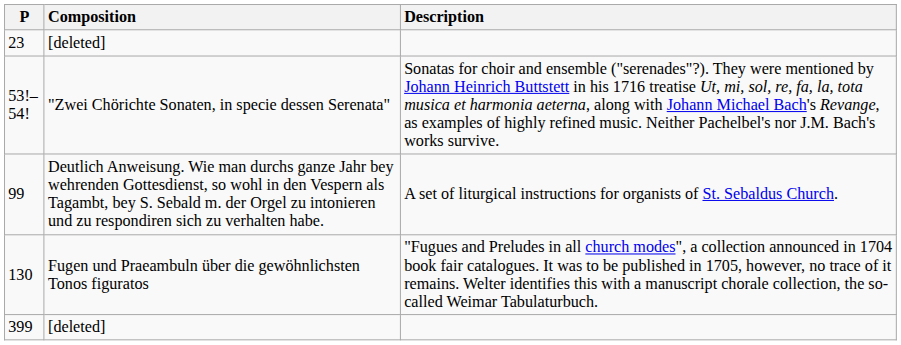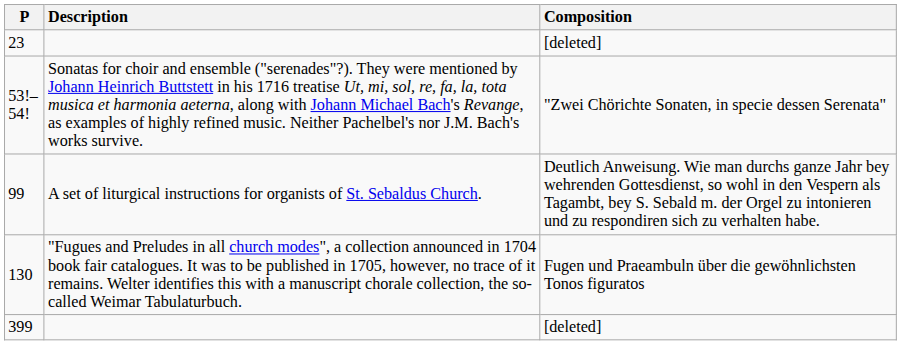columns swapped: (92, 17) <-> (444, 17)
